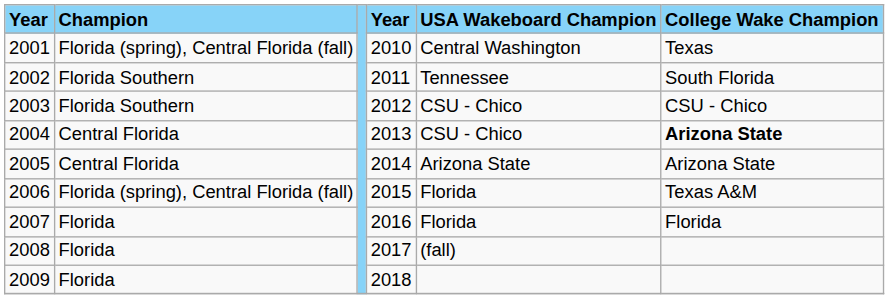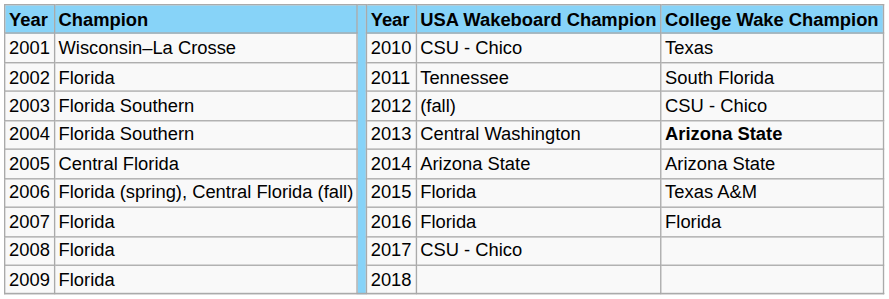(206, 48) Florida (spring), Central Florida (fall) -> (147, 48) Wisconsin–La Crosse
(500, 48) Central Washington -> (471, 48) CSU - Chico
(126, 77) Florida Southern -> (87, 77) Florida
(471, 106) CSU - Chico -> (438, 106) (fall)
(119, 135) Central Florida -> (126, 135) Florida Southern
(471, 135) CSU - Chico -> (500, 135) Central Washington
(438, 250) (fall) -> (471, 250) CSU - Chico
